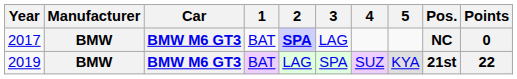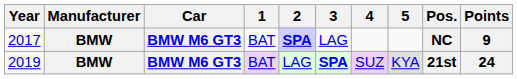(487, 40) 0 -> (487, 40) 9
(333, 63) normal -> (333, 63) bold
(487, 63) 22 -> (487, 63) 24
